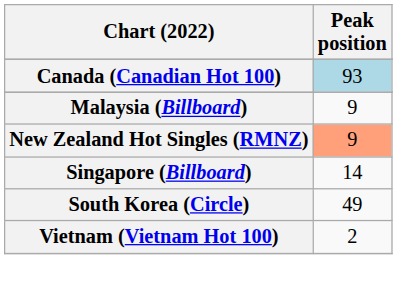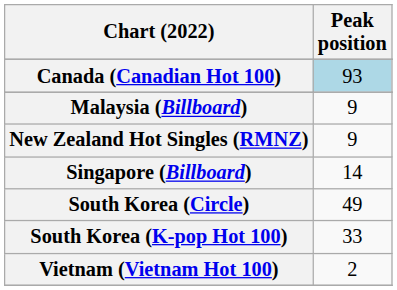(352, 140) lightsalmon background -> (352, 140) no background
+ row: (159, 236)
